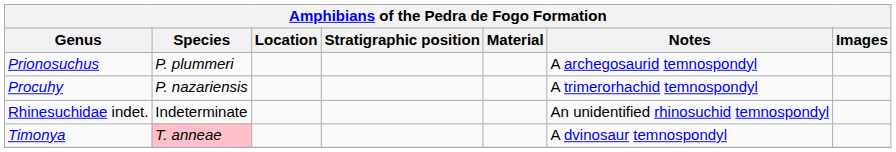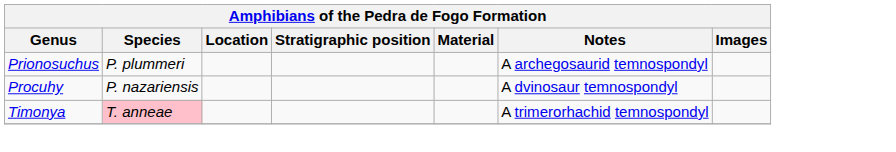(654, 87) A trimerorhachid temnospondyl -> (589, 87) A dvinosaur temnospondyl
- row: (78, 111)
(639, 135) A dvinosaur temnospondyl -> (605, 111) A trimerorhachid temnospondyl
